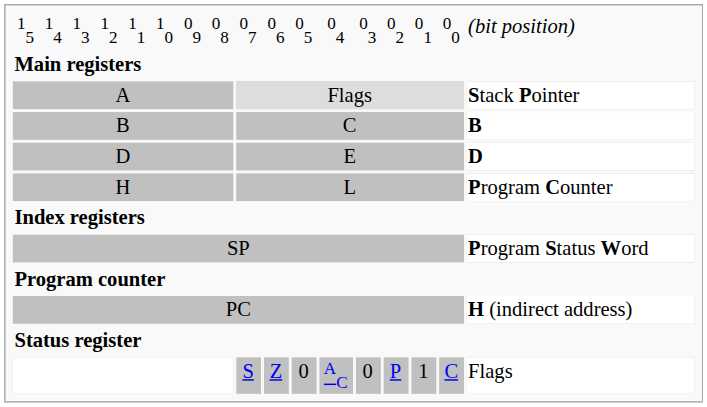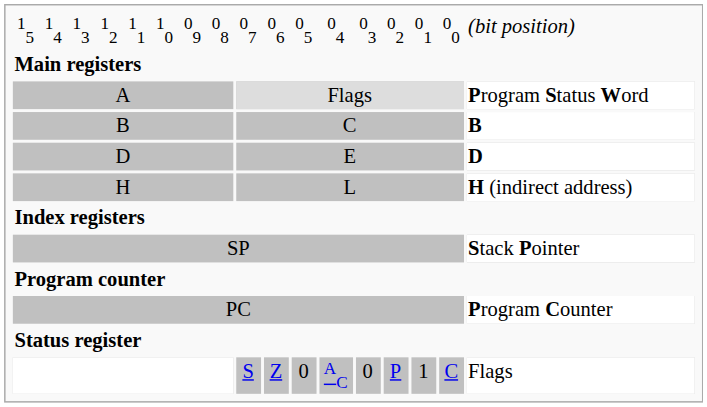(524, 95) Stack Pointer -> (558, 95) Program Status Word
(540, 187) Program Counter -> (550, 187) H (indirect address)
(558, 248) Program Status Word -> (524, 248) Stack Pointer
(550, 310) H (indirect address) -> (540, 310) Program Counter
